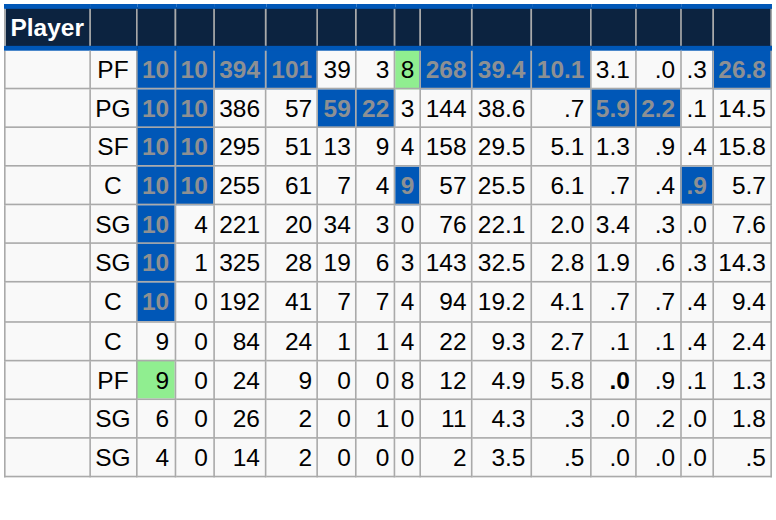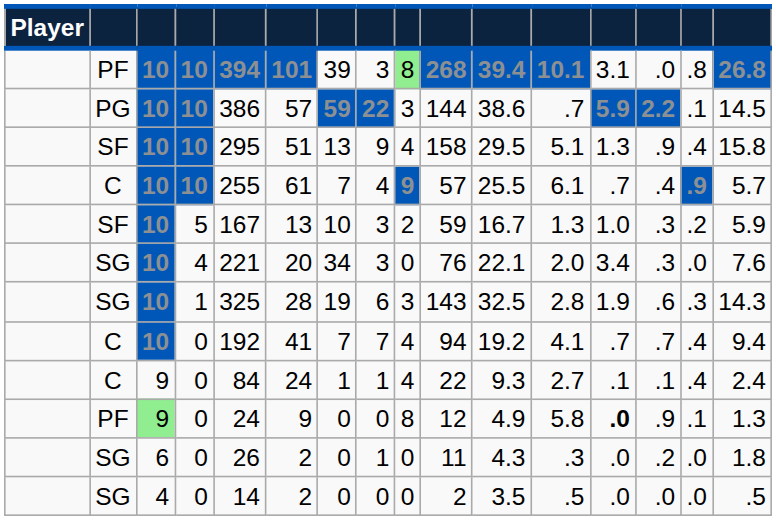(697, 70) .3 -> (697, 70) .8
+ row: (113, 225)
